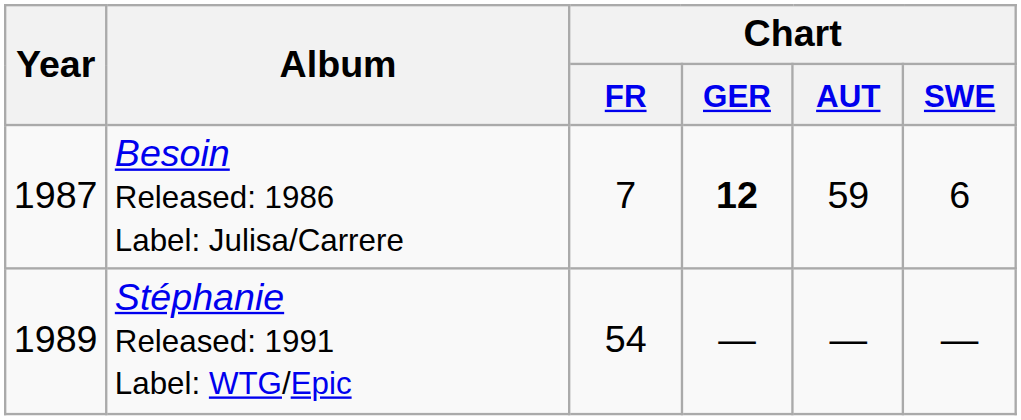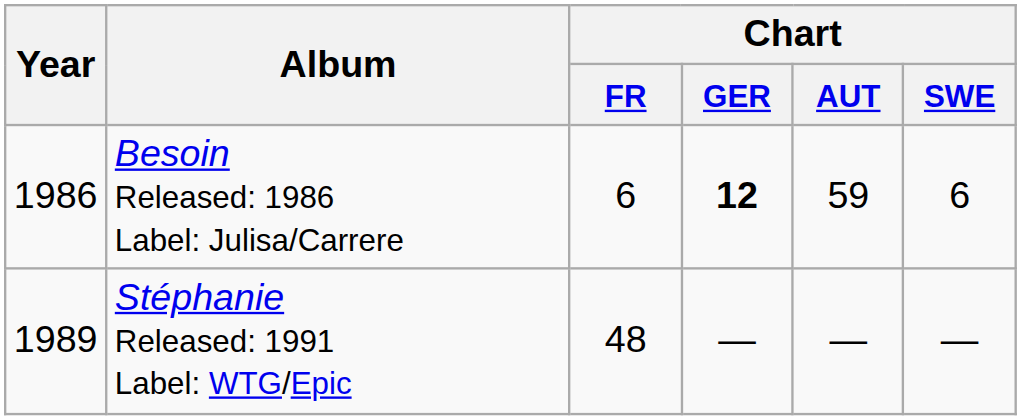(56, 195) 1987 -> (56, 195) 1986
(626, 195) 7 -> (626, 195) 6
(626, 340) 54 -> (626, 340) 48
